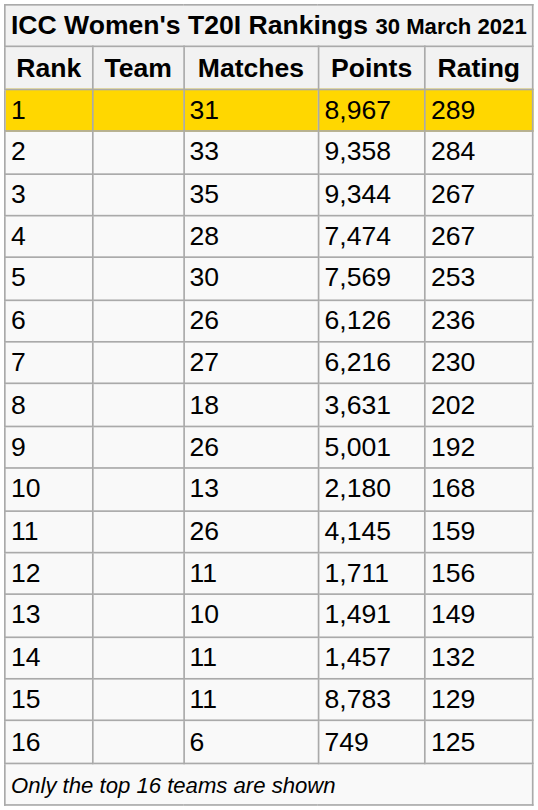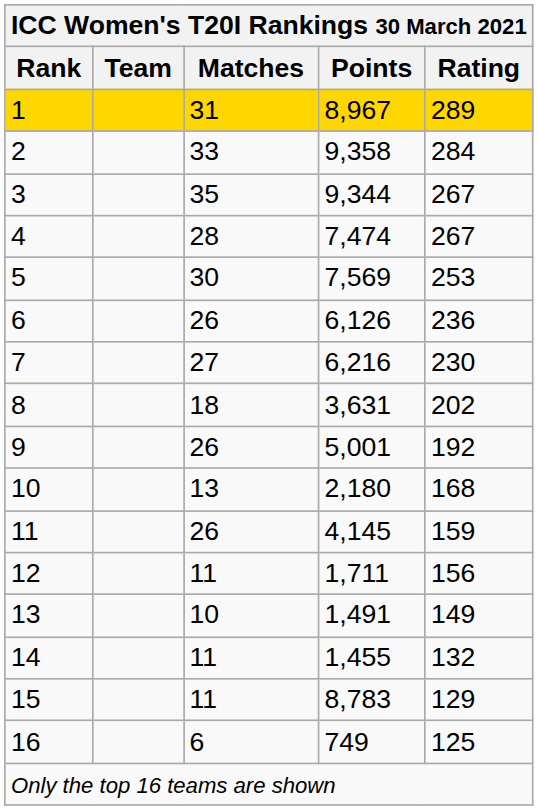(358, 657) 1,457 -> (358, 657) 1,455
